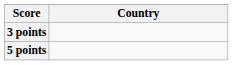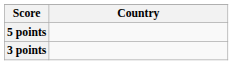rows swapped: (27, 50) <-> (27, 32)
